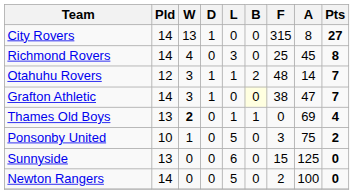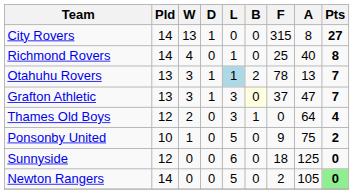(234, 55) 3 -> (234, 55) 1
(308, 55) 45 -> (308, 55) 40
(165, 76) 12 -> (165, 76) 13
(234, 76) no background -> (234, 76) lightblue background
(281, 76) 48 -> (281, 76) 78
(308, 76) 14 -> (308, 76) 13
(165, 96) 14 -> (165, 96) 13
(234, 96) 0 -> (234, 96) 3
(281, 96) 38 -> (281, 96) 37
(165, 117) 13 -> (165, 117) 12
(189, 117) bold -> (189, 117) normal
(234, 117) 1 -> (234, 117) 3
(308, 117) 69 -> (308, 117) 64
(281, 138) 3 -> (281, 138) 9
(165, 158) 13 -> (165, 158) 12
(281, 158) 15 -> (281, 158) 18
(308, 179) 100 -> (308, 179) 105
(335, 179) no background -> (335, 179) lightgreen background
